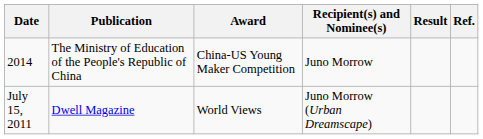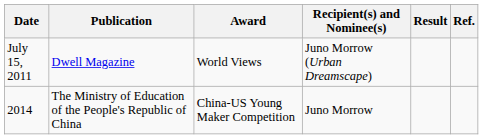rows swapped: (20, 110) <-> (20, 62)
